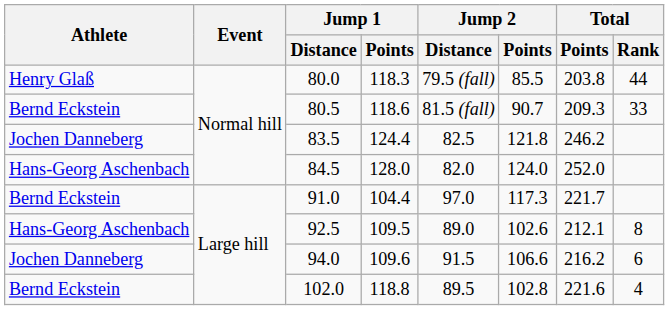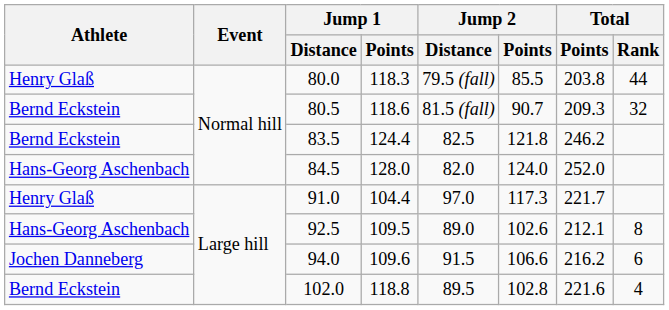(638, 109) 33 -> (638, 109) 32
(76, 139) Jochen Danneberg -> (65, 139) Bernd Eckstein
(65, 199) Bernd Eckstein -> (51, 199) Henry Glaß
